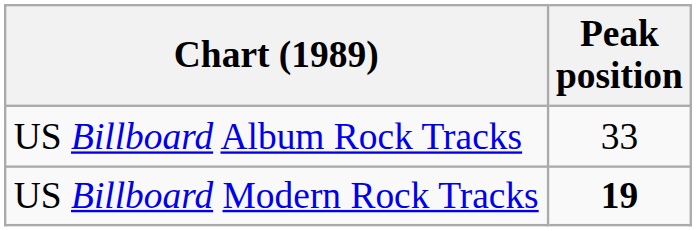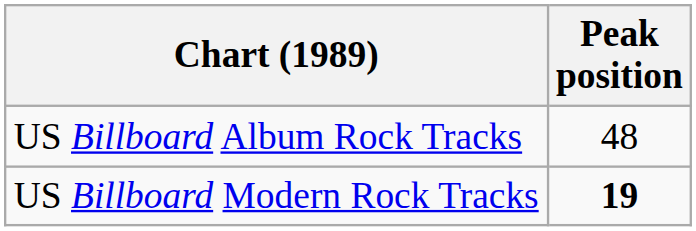(619, 135) 33 -> (619, 135) 48
